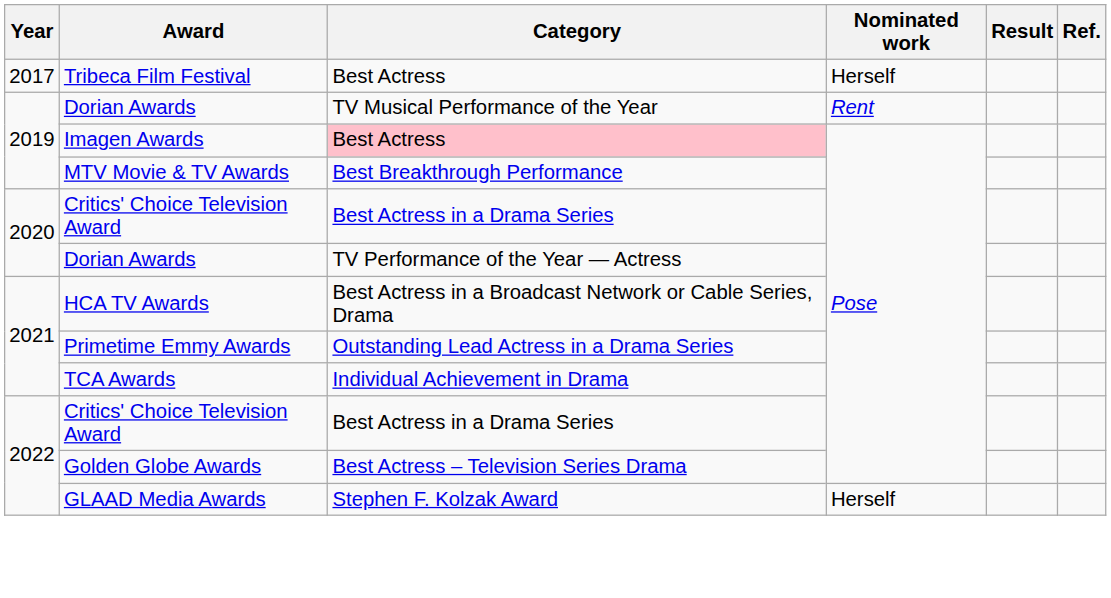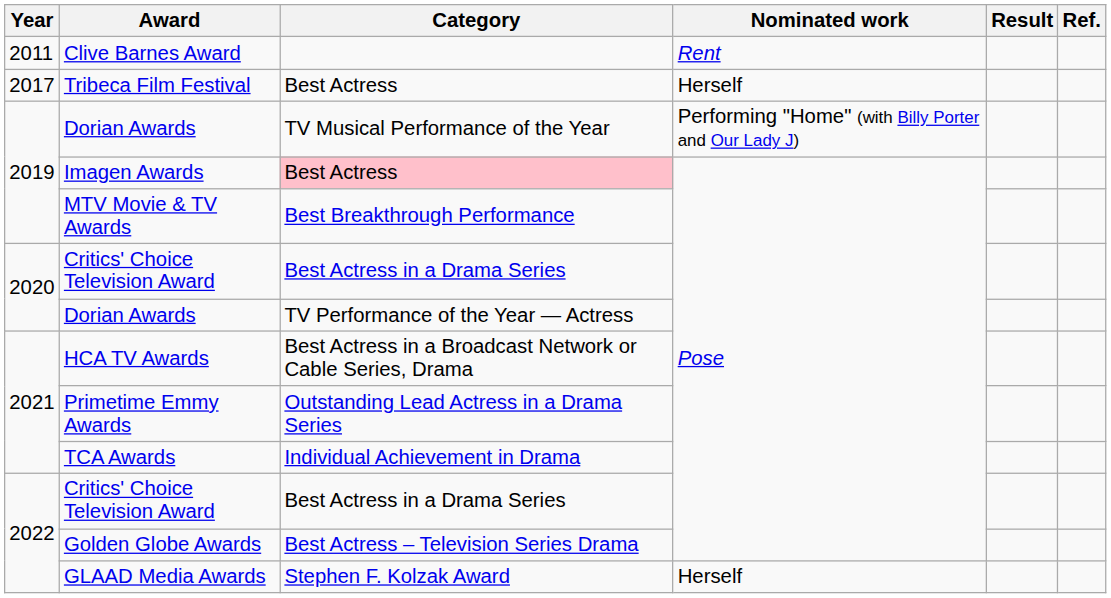+ row: (31, 52)
(852, 107) Rent -> (828, 128) Performing "Home" (with Billy Porter and Our Lady J)
